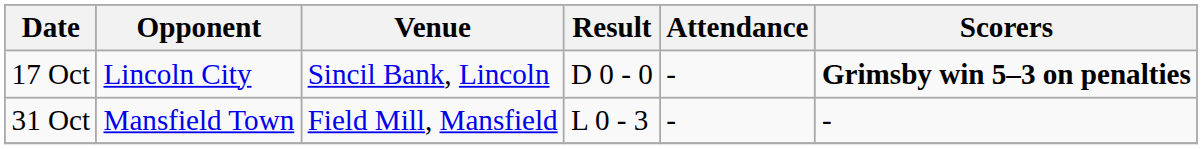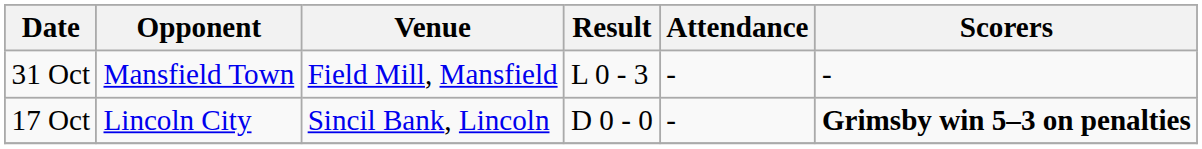rows swapped: (51, 73) <-> (51, 119)
